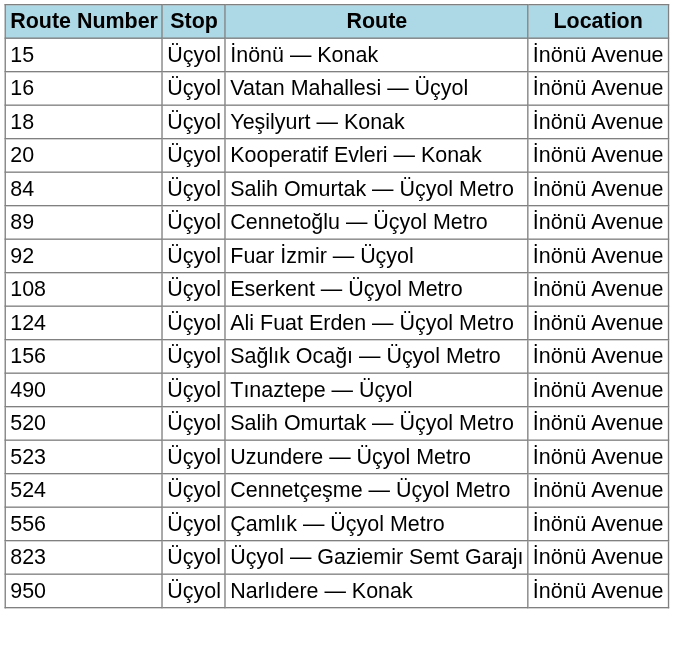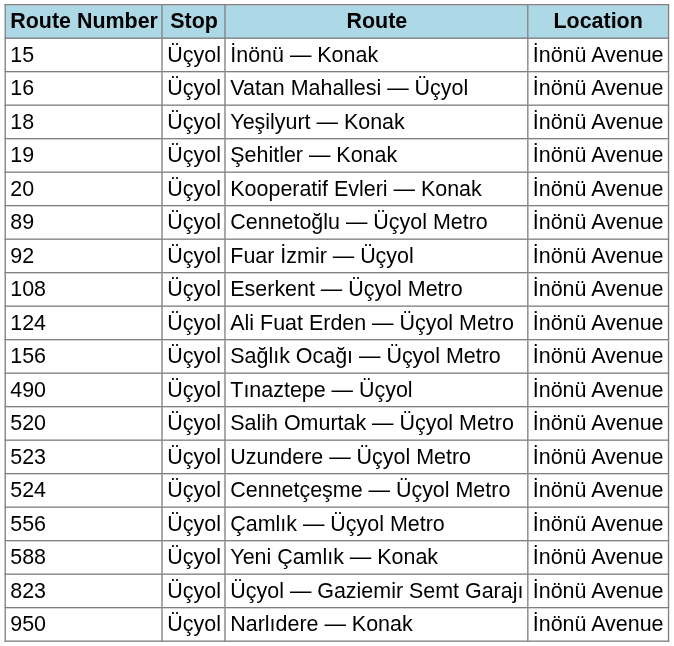+ row: (22, 155)
- row: (22, 188)
+ row: (28, 557)
